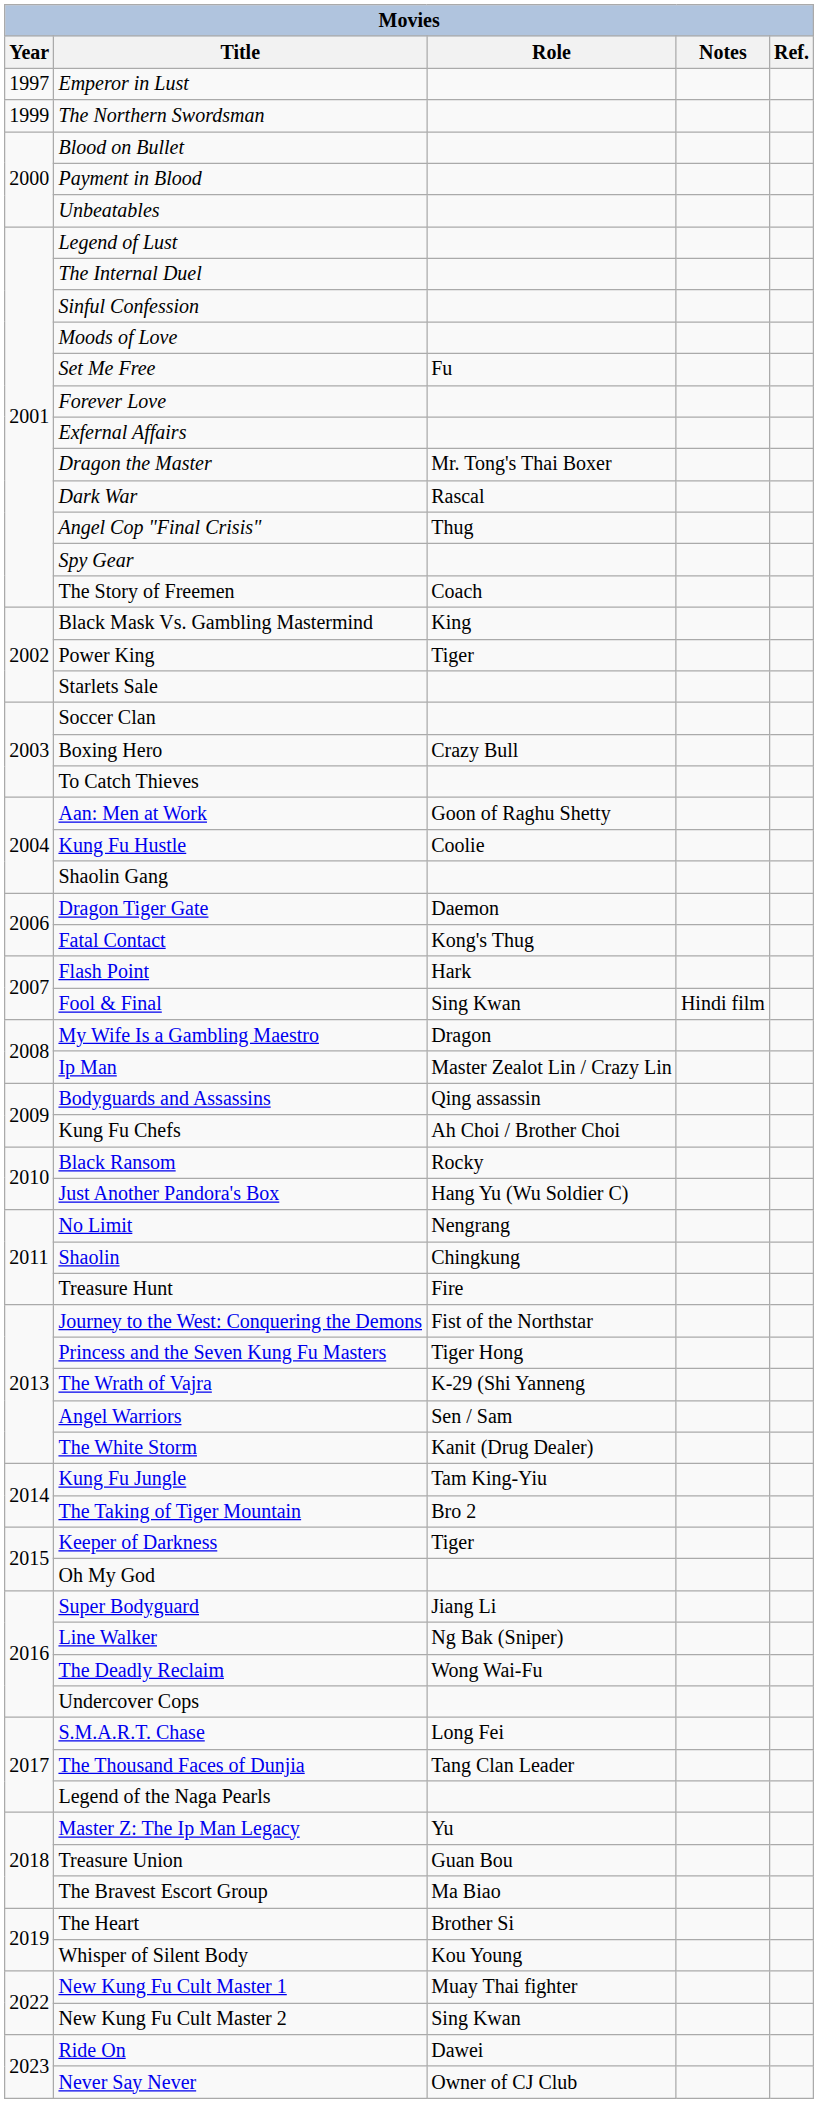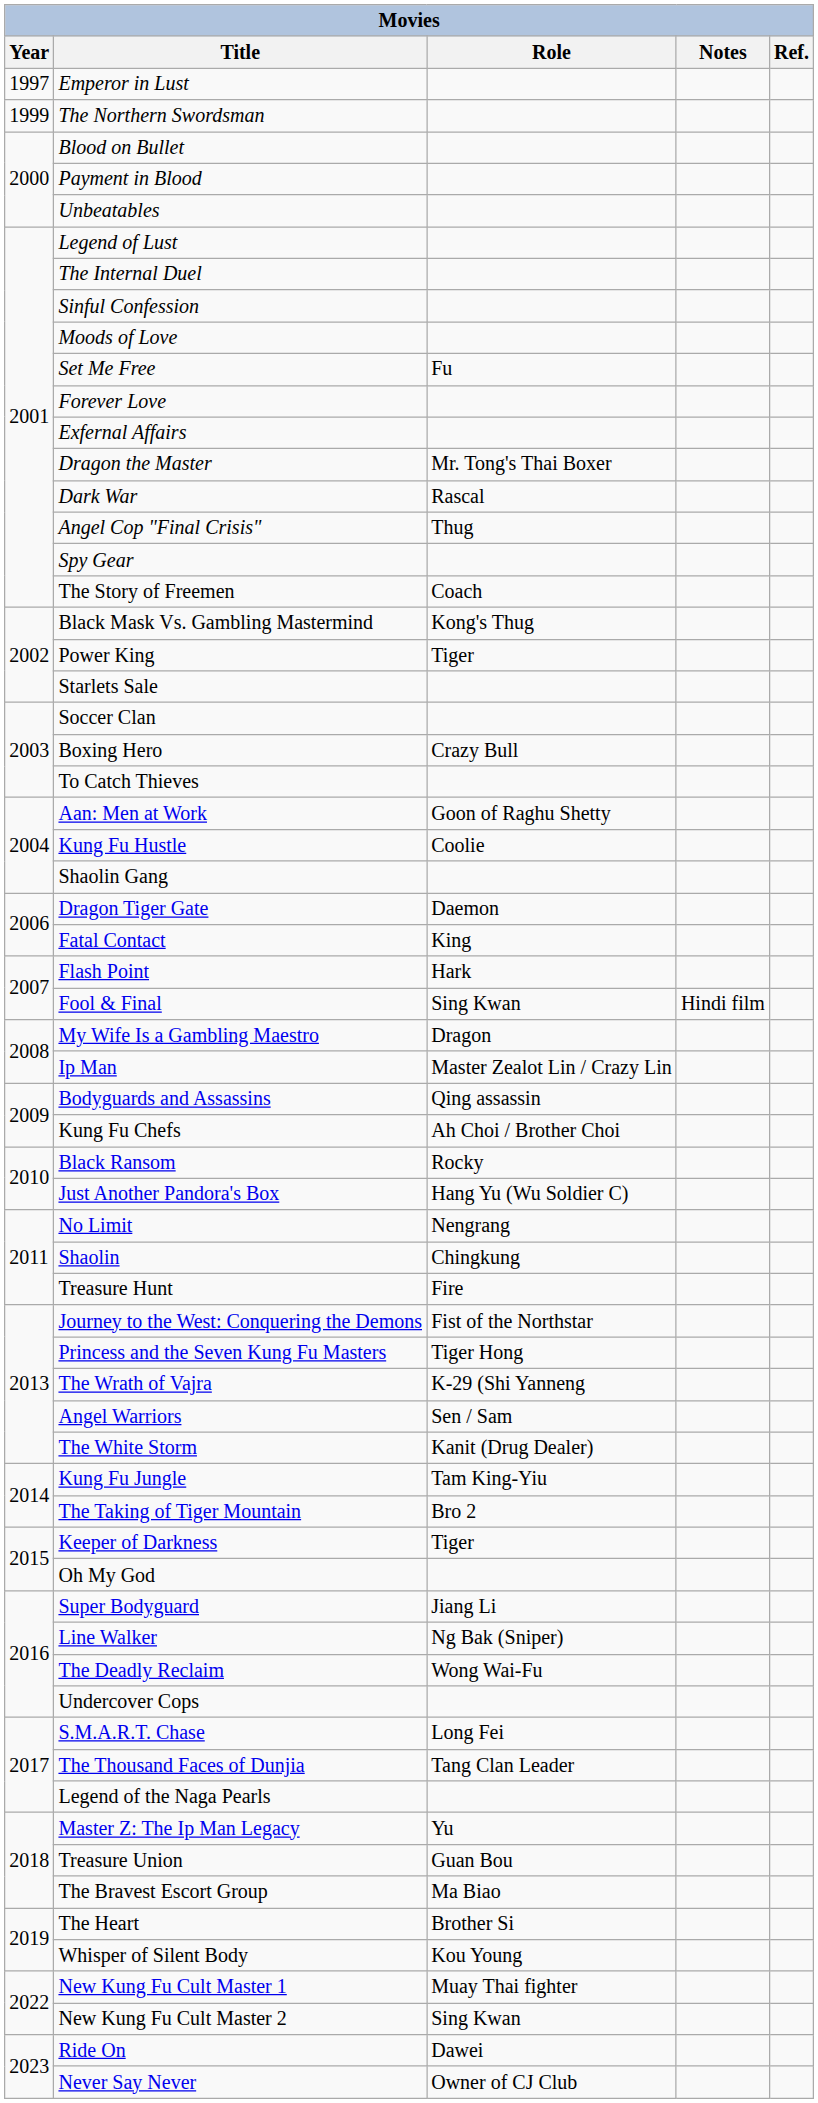(451, 623) King -> (483, 623) Kong's Thug
(483, 940) Kong's Thug -> (451, 940) King
